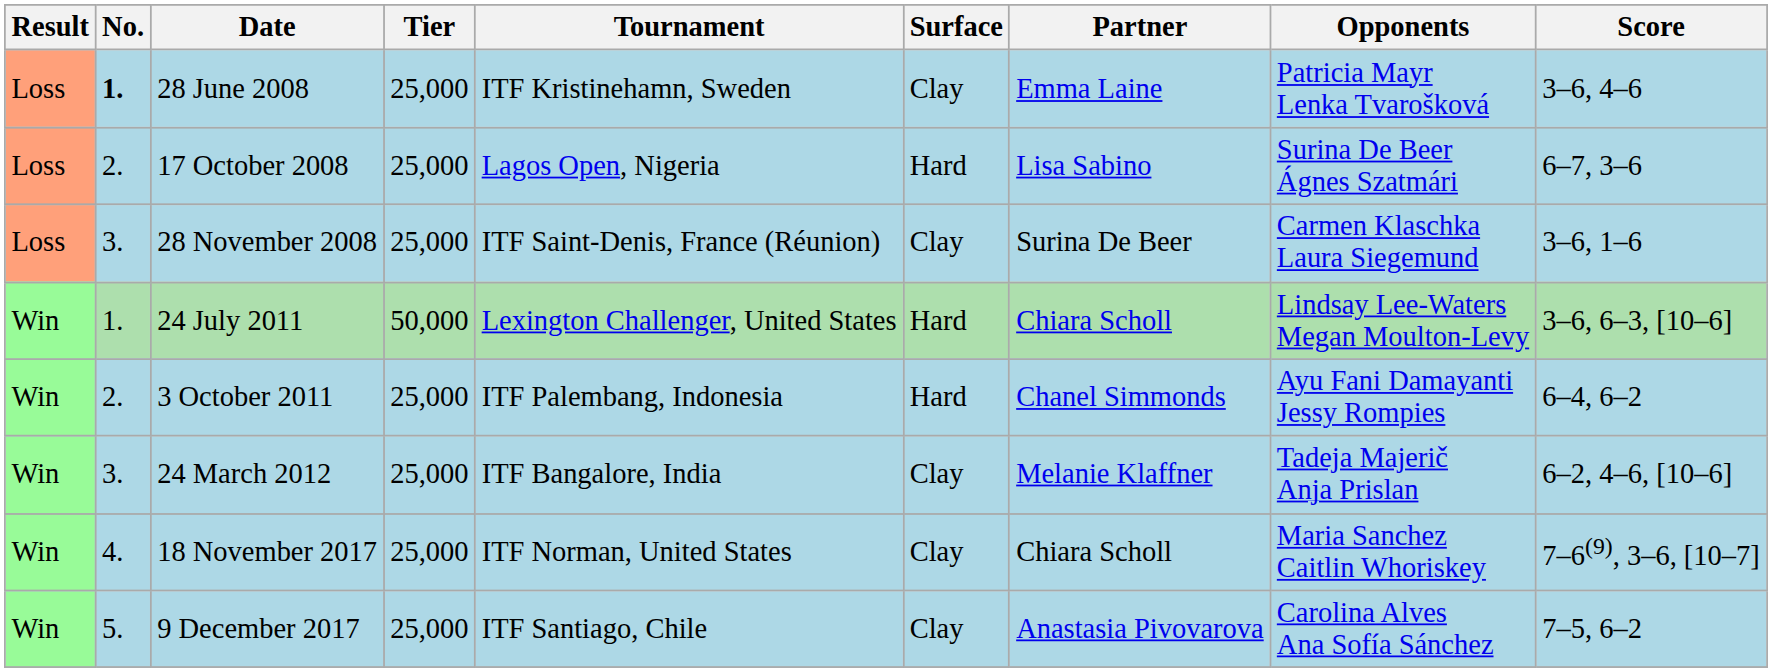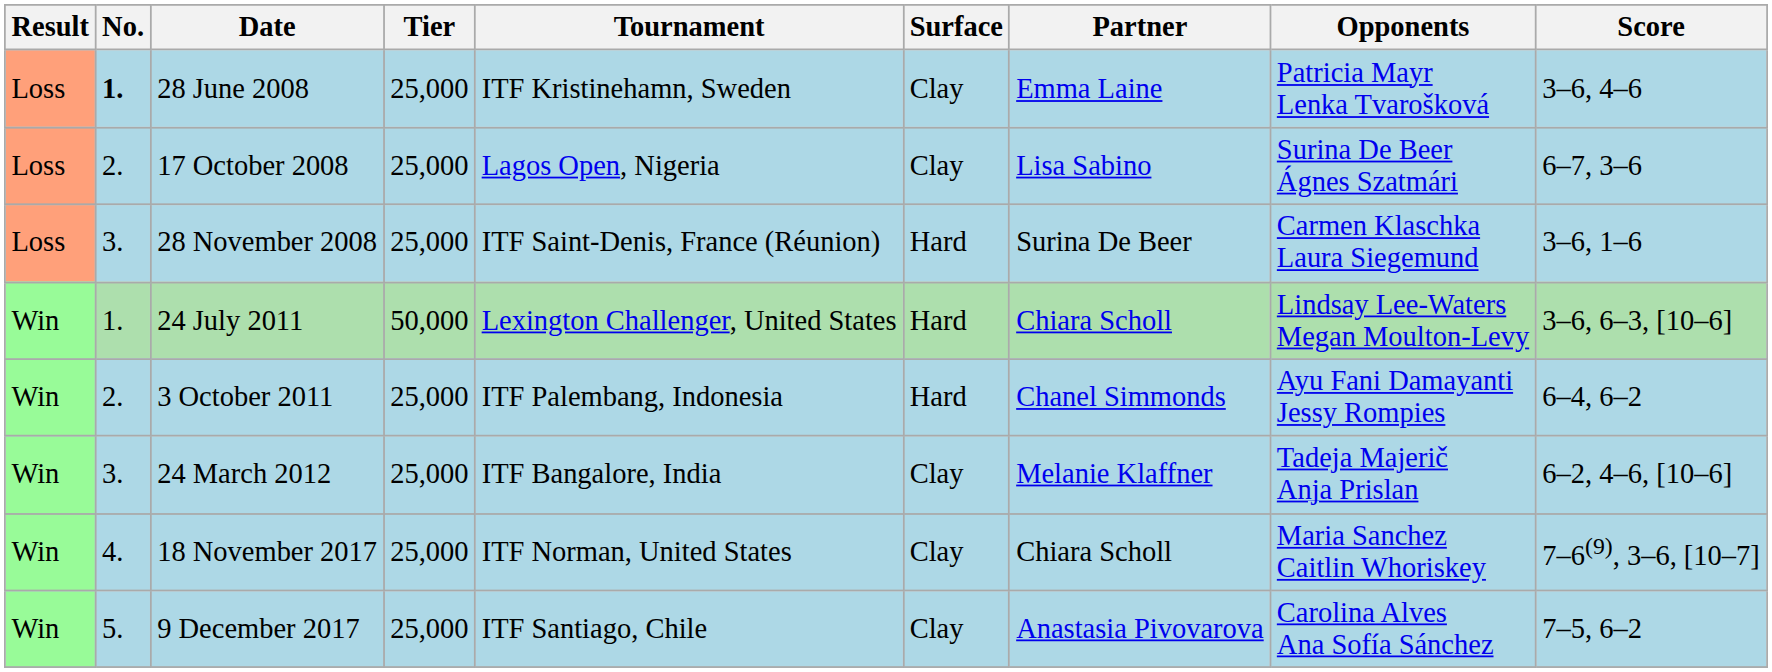(938, 165) Hard -> (937, 165) Clay
(937, 242) Clay -> (938, 242) Hard
